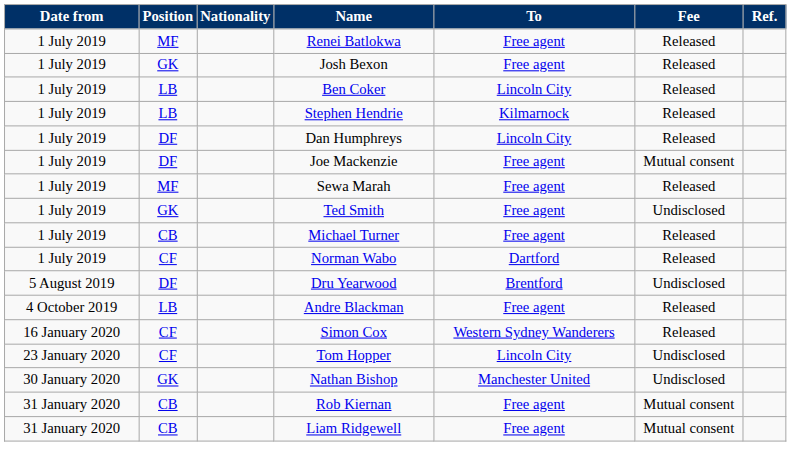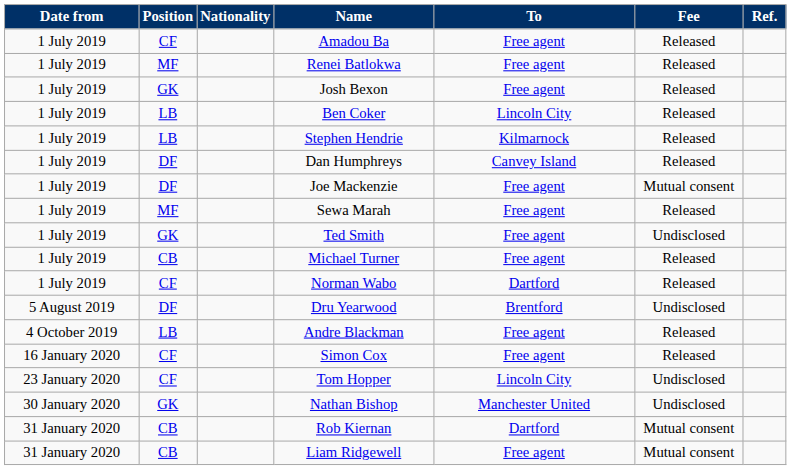+ row: (354, 41)
(534, 138) Lincoln City -> (534, 162) Canvey Island
(534, 331) Western Sydney Wanderers -> (534, 356) Free agent
(534, 404) Free agent -> (534, 428) Dartford
